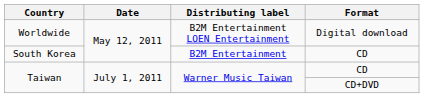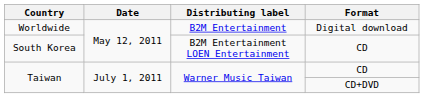(238, 33) B2M Entertainment LOEN Entertainment -> (238, 28) B2M Entertainment
(238, 54) B2M Entertainment -> (238, 49) B2M Entertainment LOEN Entertainment
